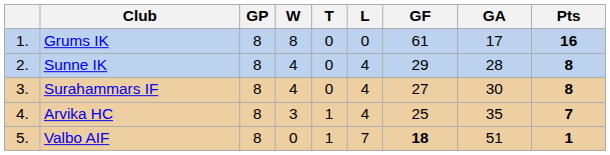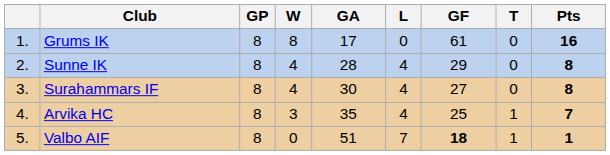columns swapped: (329, 16) <-> (494, 16)
